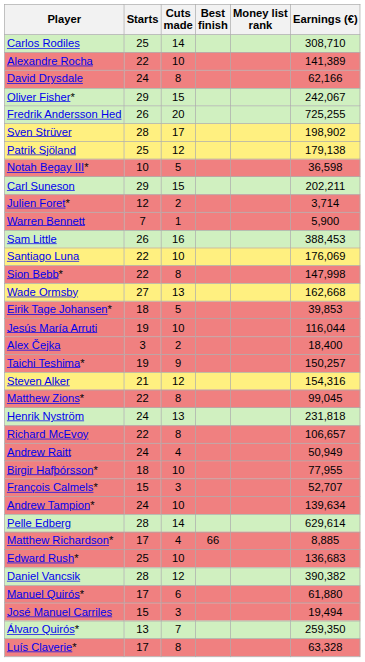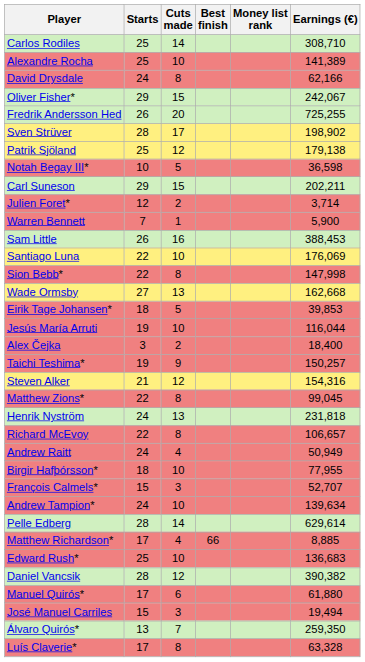(143, 61) 22 -> (143, 61) 25
